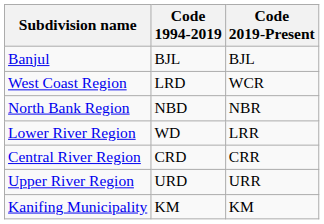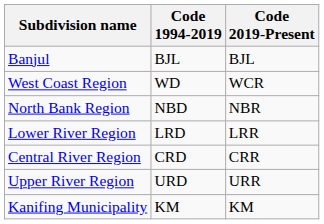(170, 83) LRD -> (167, 83) WD
(167, 132) WD -> (170, 132) LRD
